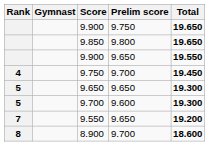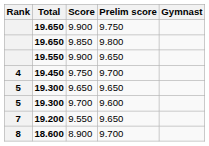columns swapped: (55, 12) <-> (188, 12)
